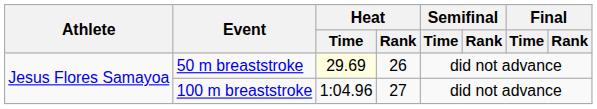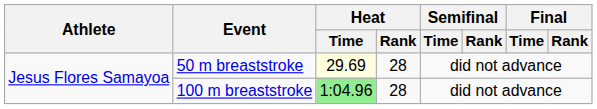(398, 66) 26 -> (398, 66) 28
(346, 91) no background -> (346, 91) lightgreen background
(398, 91) 27 -> (398, 91) 28
